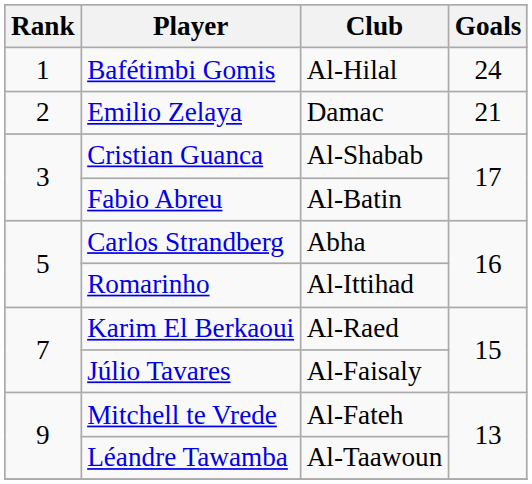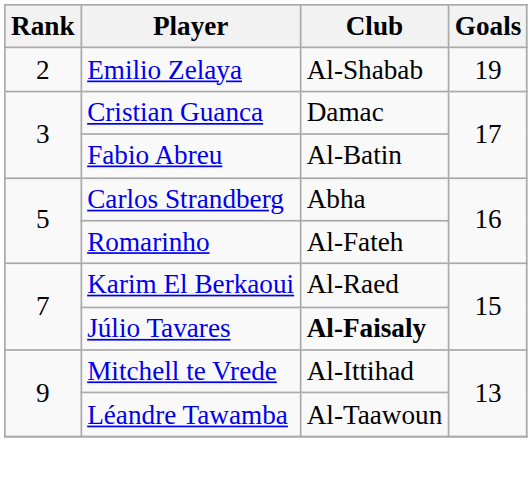- row: (181, 69)
(345, 112) Damac -> (365, 69) Al-Shabab
(488, 112) 21 -> (488, 69) 19
(365, 155) Al-Shabab -> (345, 112) Damac
(360, 284) Al-Ittihad -> (355, 241) Al-Fateh
(364, 371) normal -> (366, 328) bold
(355, 414) Al-Fateh -> (360, 371) Al-Ittihad
